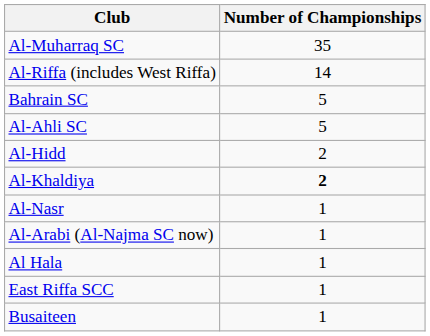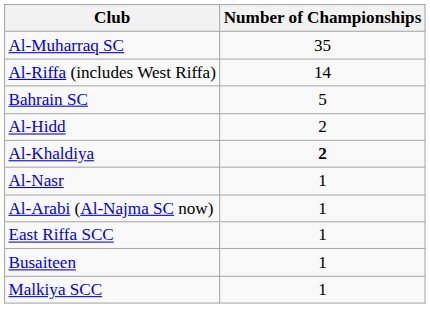- row: (48, 126)
- row: (35, 262)
+ row: (55, 289)
